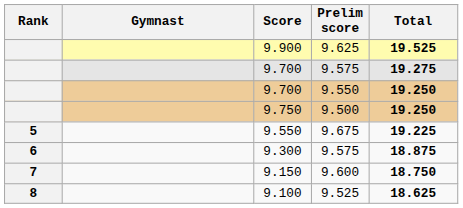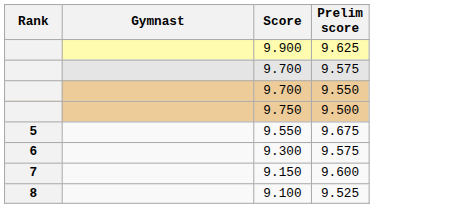- column: (413, 22)
